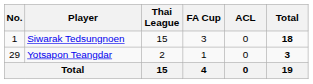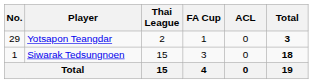rows swapped: (76, 39) <-> (70, 54)
